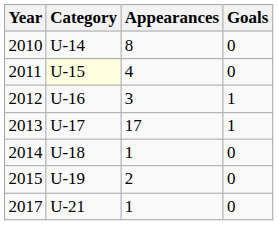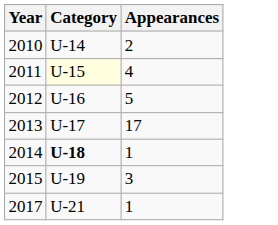- column: (248, 17)
(129, 44) 8 -> (129, 44) 2
(129, 98) 3 -> (129, 98) 5
(68, 152) normal -> (68, 152) bold
(129, 179) 2 -> (129, 179) 3
